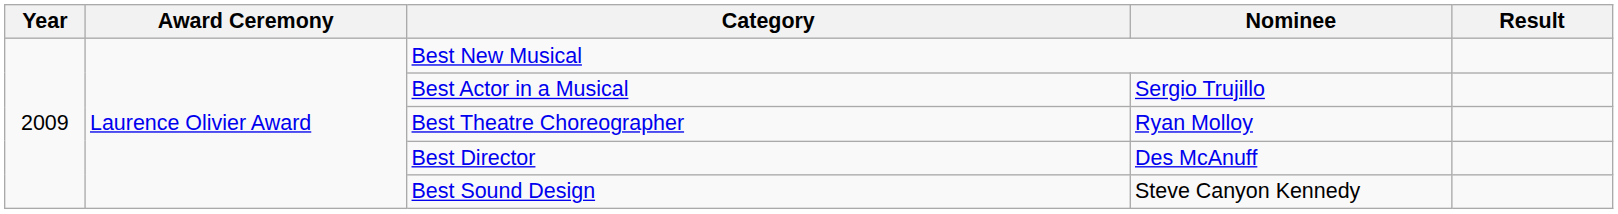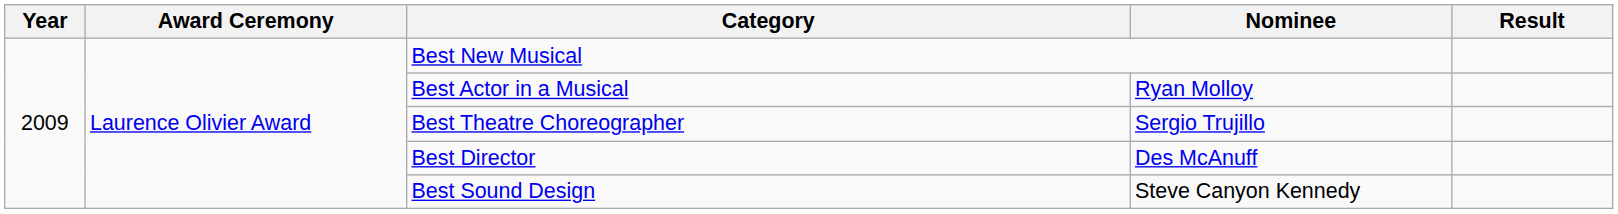(1200, 89) Sergio Trujillo -> (1194, 89) Ryan Molloy
(1194, 123) Ryan Molloy -> (1200, 123) Sergio Trujillo
